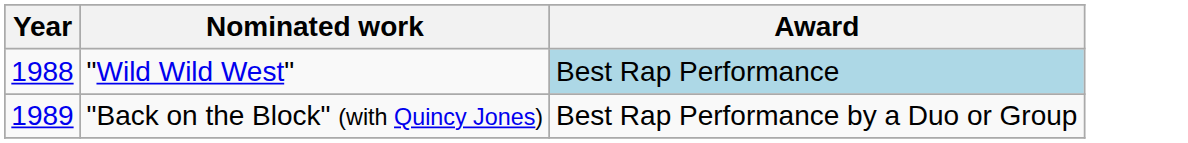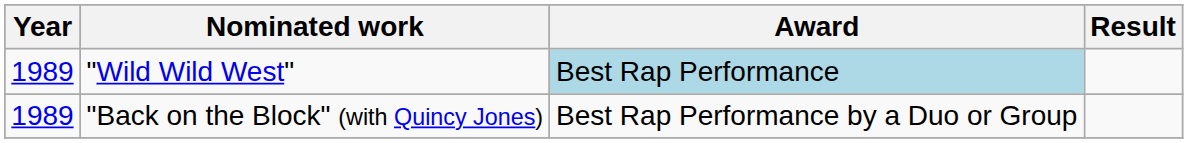+ column: (1133, 26)
(42, 71) 1988 -> (42, 71) 1989
